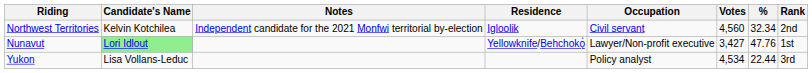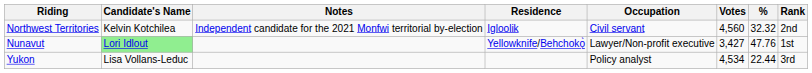(763, 28) 32.34 -> (763, 28) 32.32
